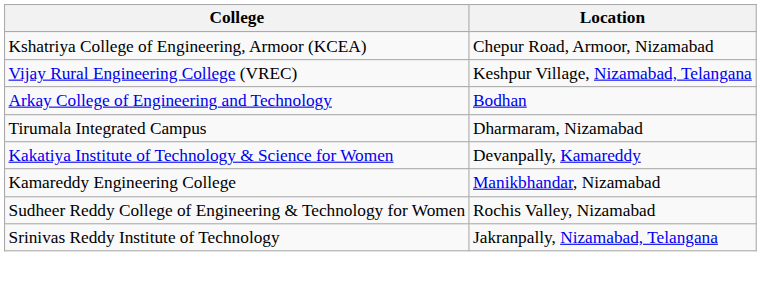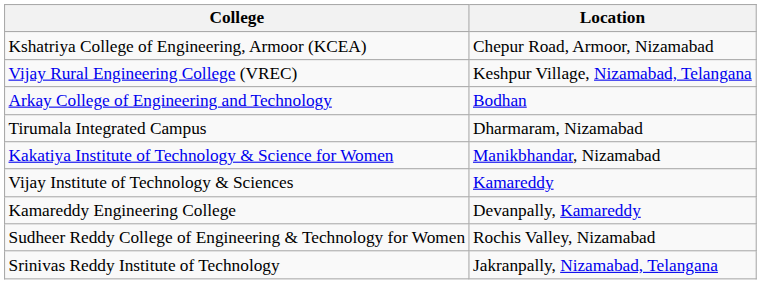(557, 155) Devanpally, Kamareddy -> (567, 155) Manikbhandar, Nizamabad
+ row: (151, 182)
(567, 182) Manikbhandar, Nizamabad -> (557, 210) Devanpally, Kamareddy
